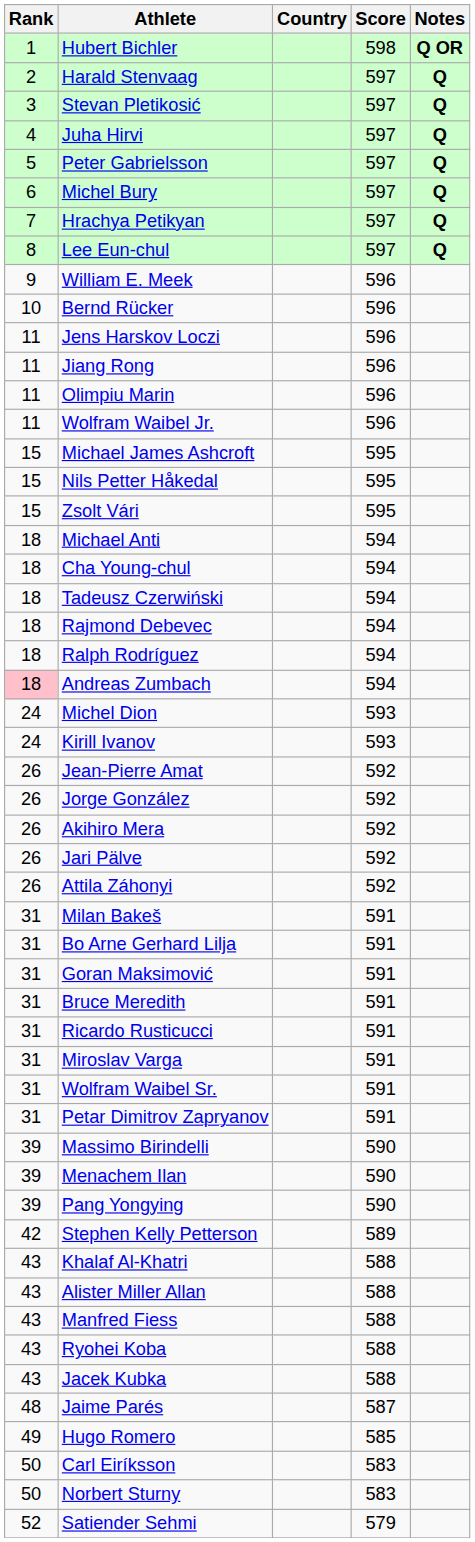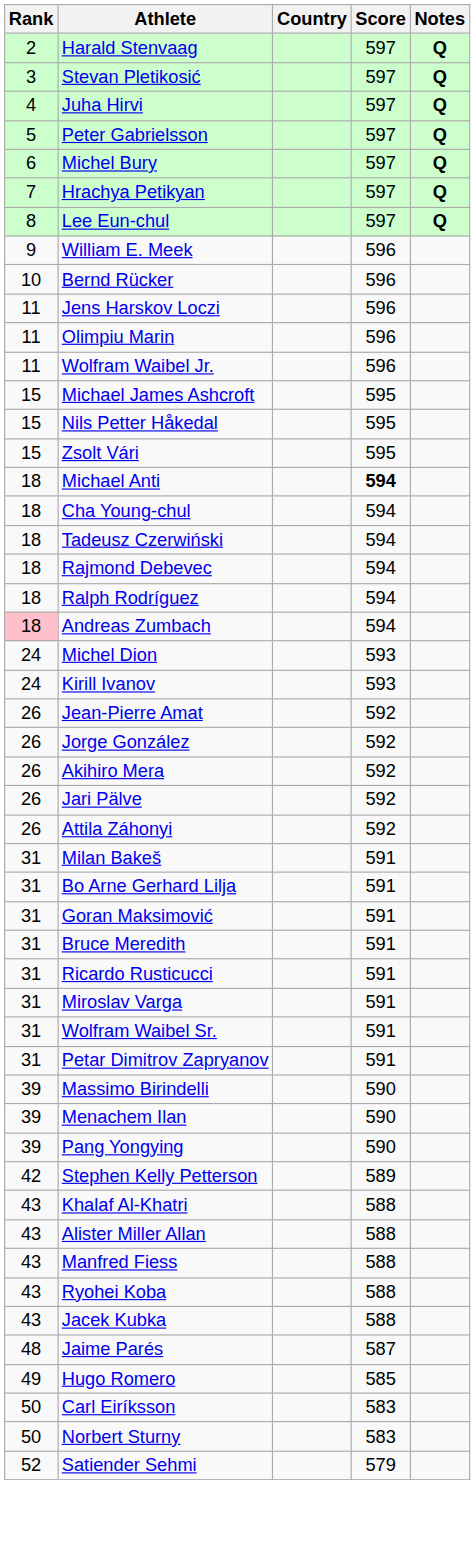- row: (120, 47)
- row: (108, 366)
(381, 539) normal -> (381, 481) bold
